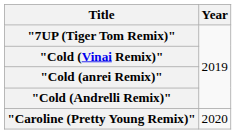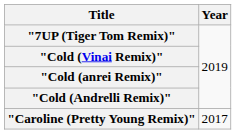(215, 118) 2020 -> (215, 118) 2017
